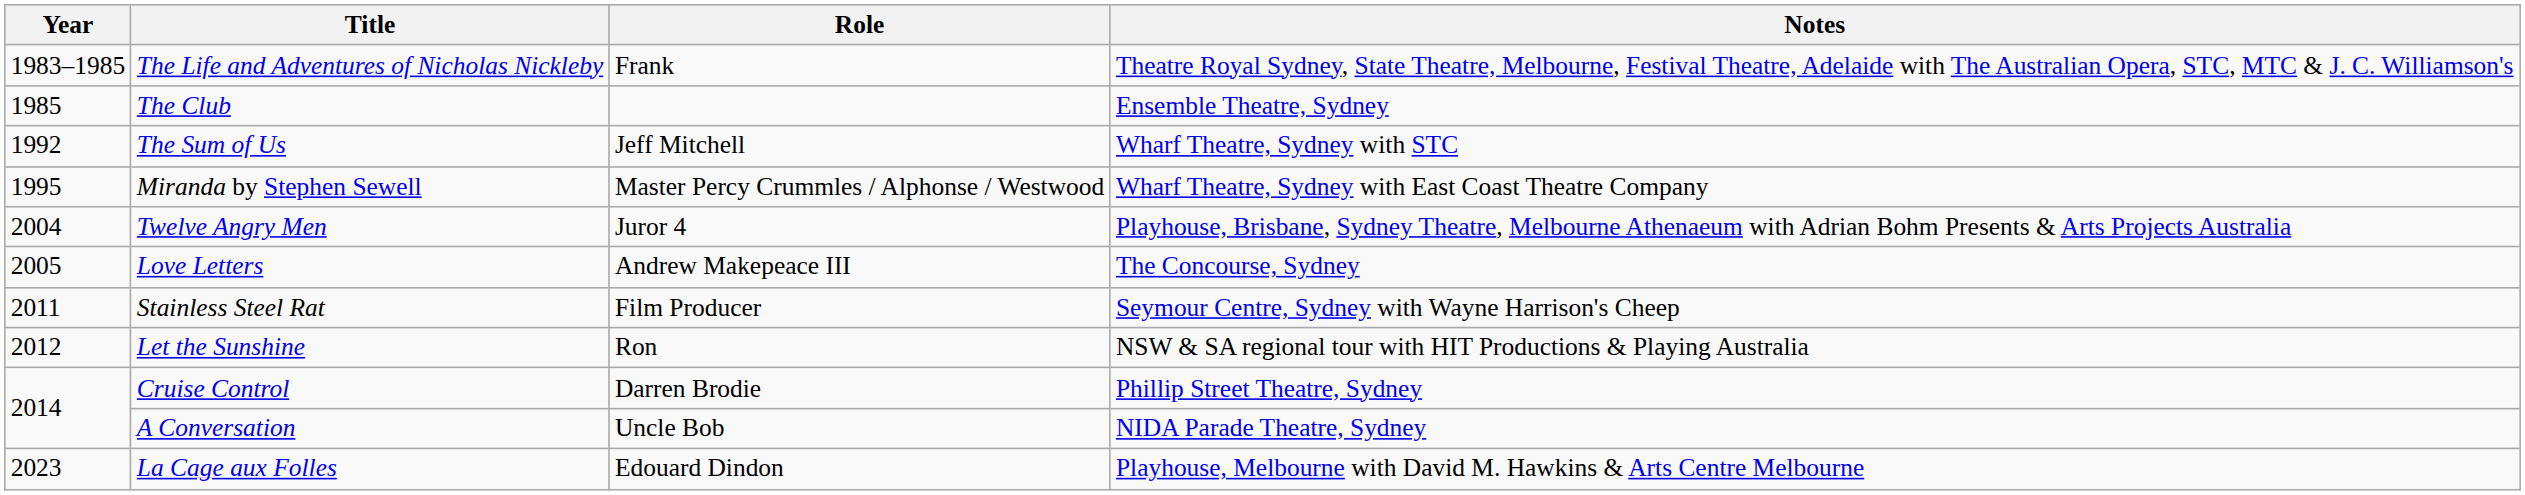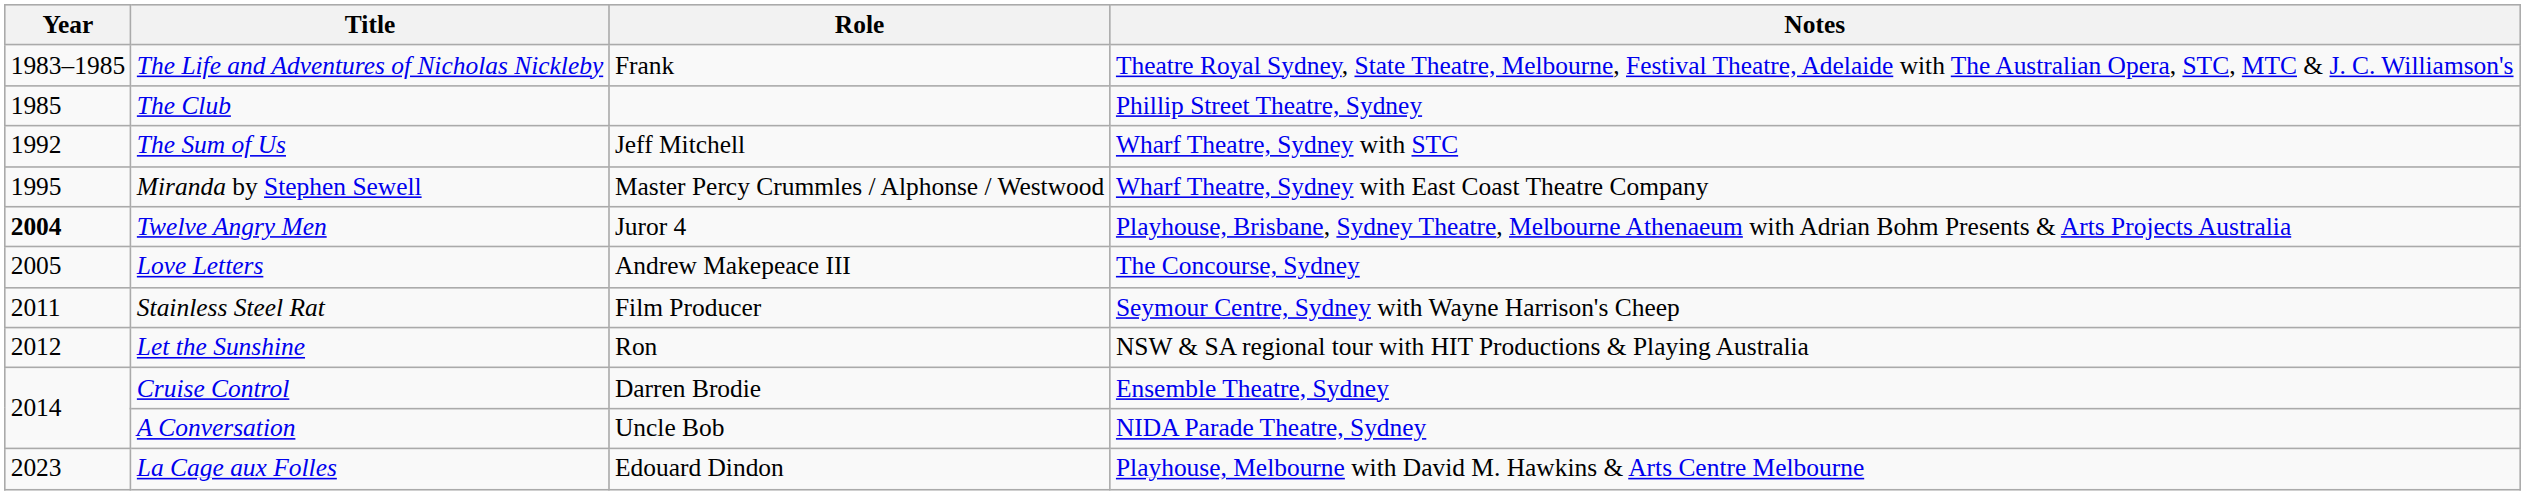(1252, 105) Ensemble Theatre, Sydney -> (1269, 105) Phillip Street Theatre, Sydney
(36, 226) normal -> (36, 226) bold
(1269, 387) Phillip Street Theatre, Sydney -> (1252, 387) Ensemble Theatre, Sydney
